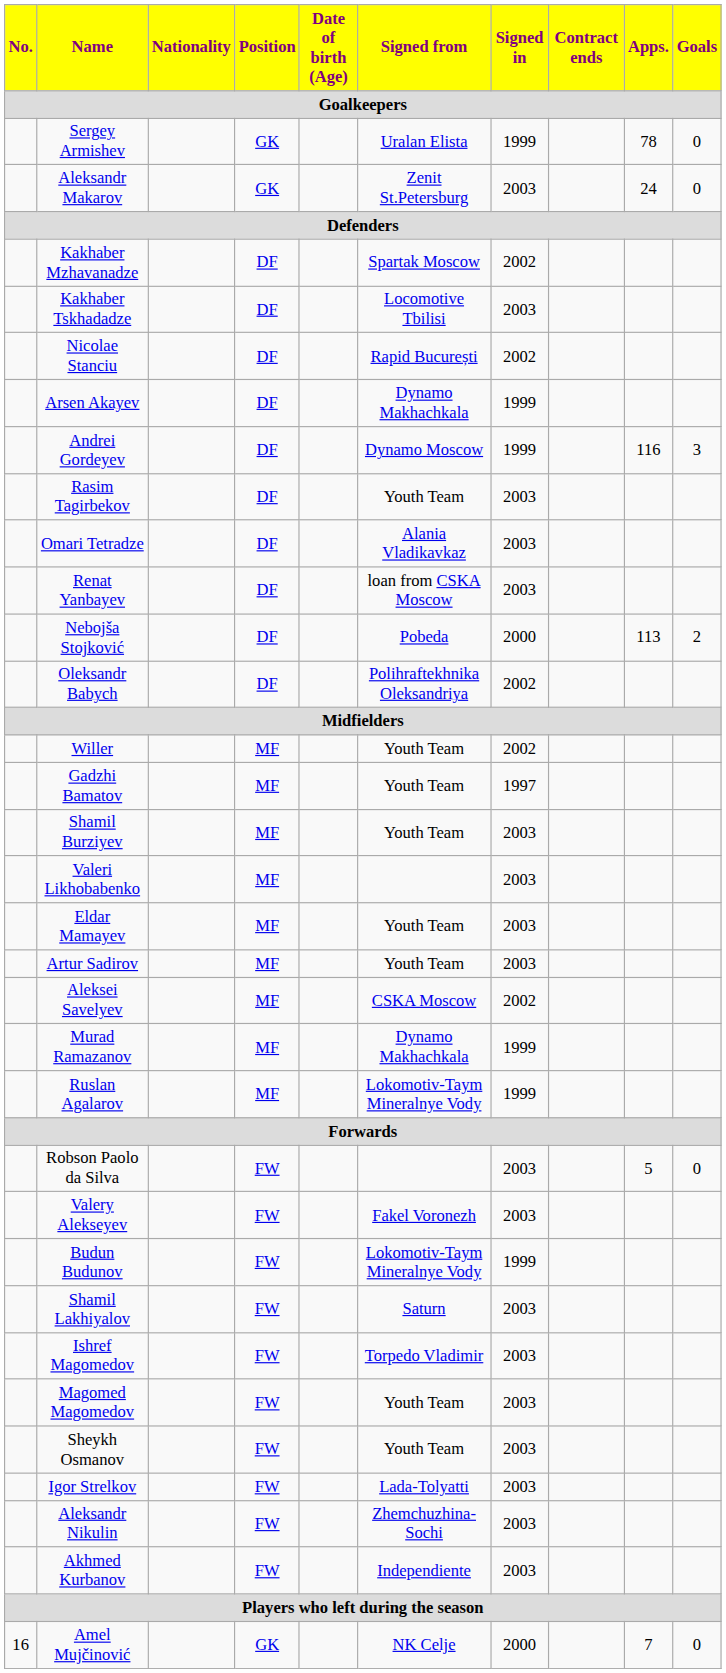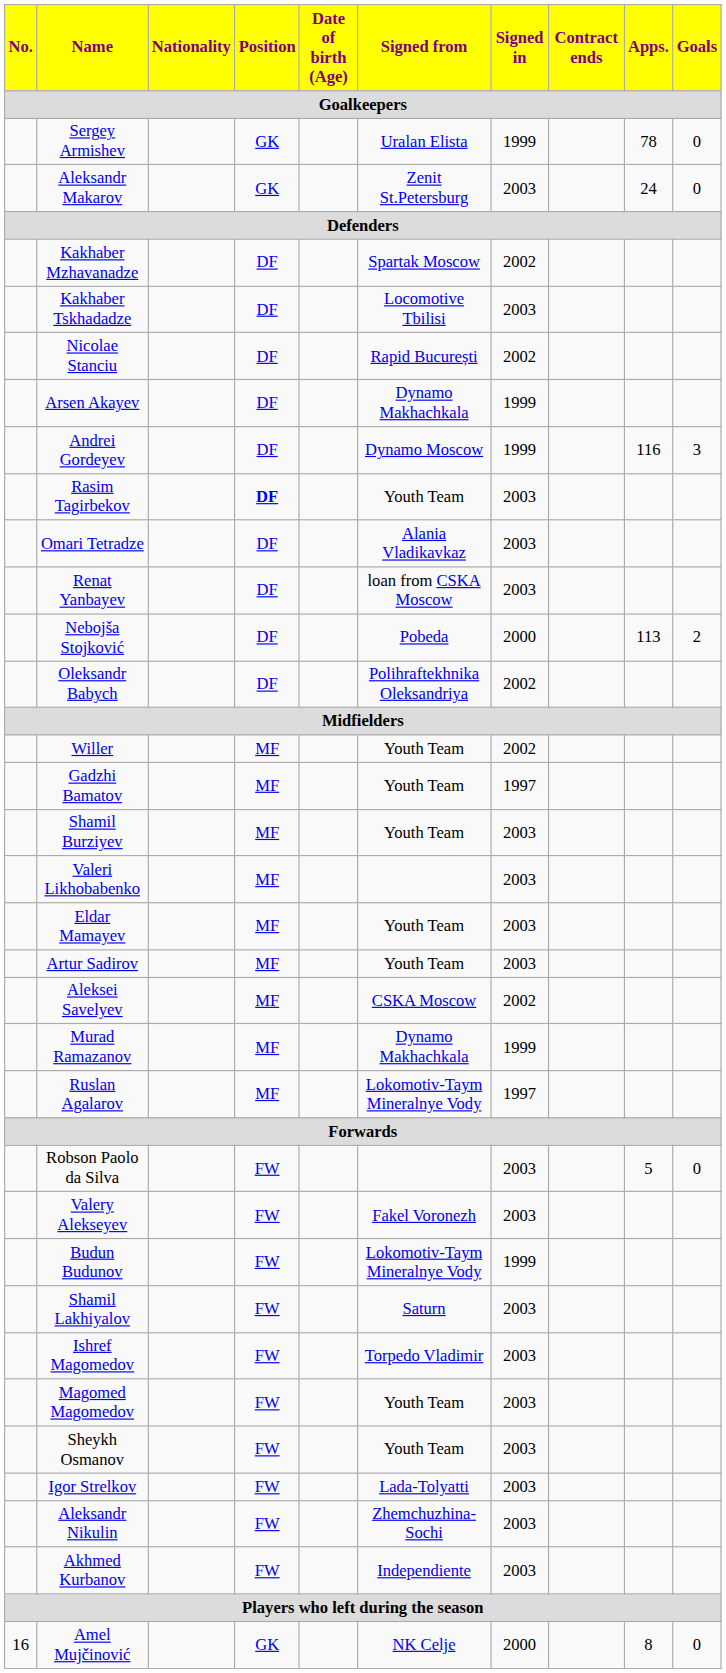(267, 496) normal -> (267, 496) bold
(520, 1094) 1999 -> (520, 1094) 1997
(648, 1644) 7 -> (648, 1644) 8
